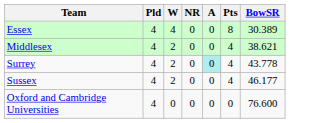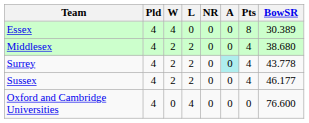+ column: (191, 13)
(263, 47) 38.621 -> (281, 47) 38.680
